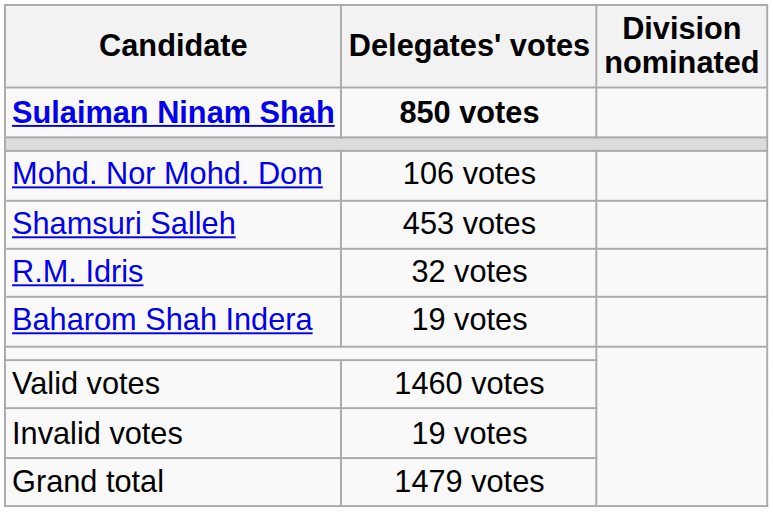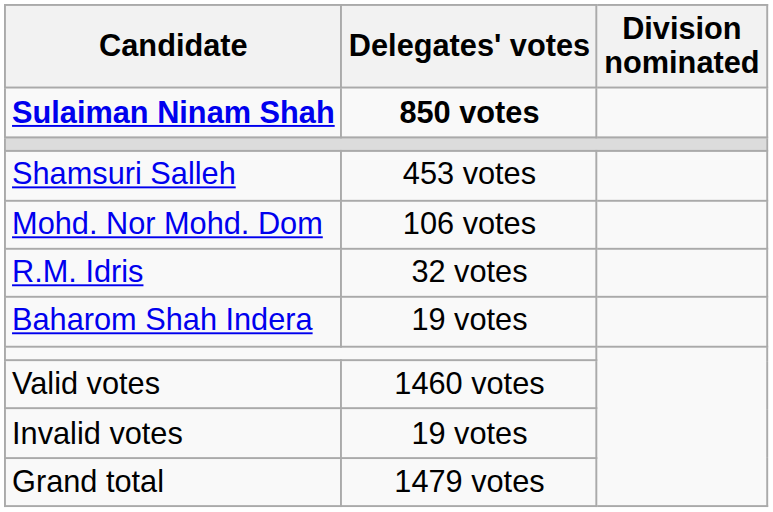rows swapped: (124, 223) <-> (167, 175)
